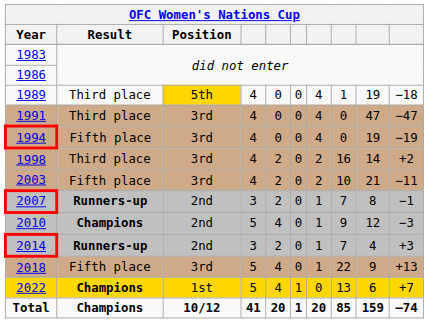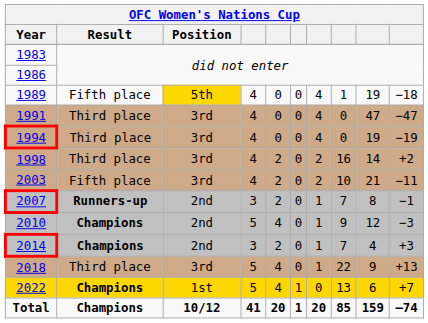(110, 95) Third place -> (110, 95) Fifth place
(110, 137) Fifth place -> (110, 137) Third place
(110, 245) Runners-up -> (110, 245) Champions
(110, 267) Fifth place -> (110, 267) Third place
